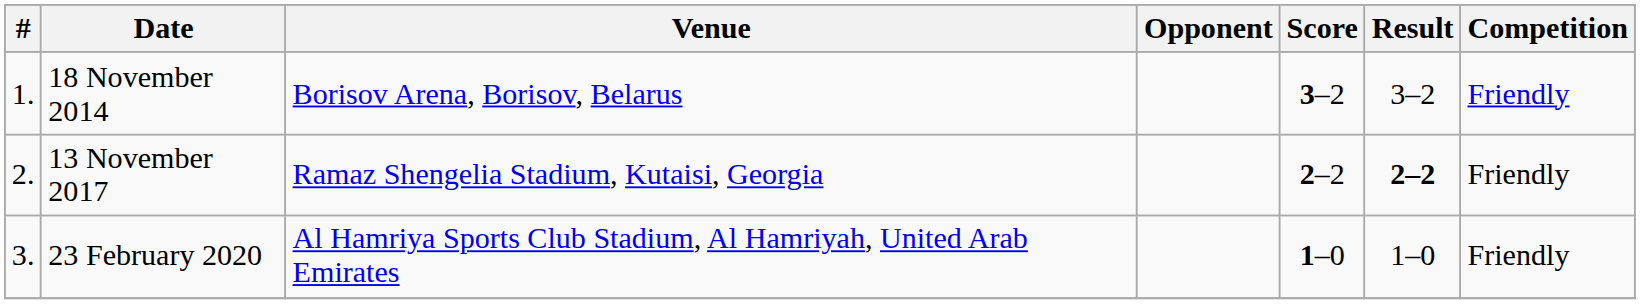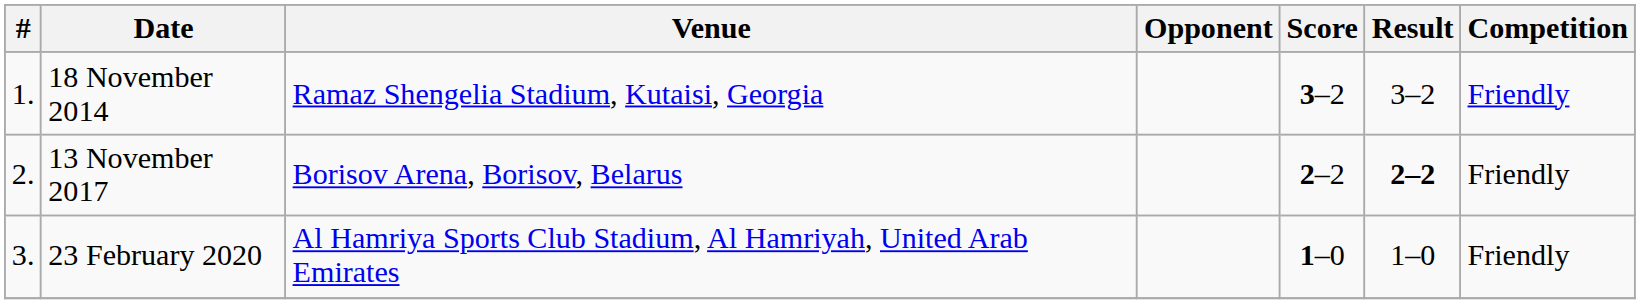(488, 92) Borisov Arena, Borisov, Belarus -> (558, 92) Ramaz Shengelia Stadium, Kutaisi, Georgia
(558, 174) Ramaz Shengelia Stadium, Kutaisi, Georgia -> (488, 174) Borisov Arena, Borisov, Belarus
